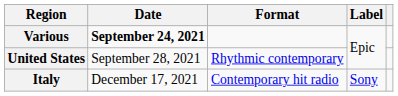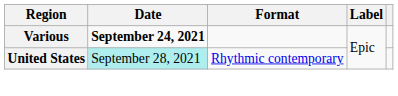(146, 58) no background -> (146, 58) paleturquoise background
- row: (46, 79)
